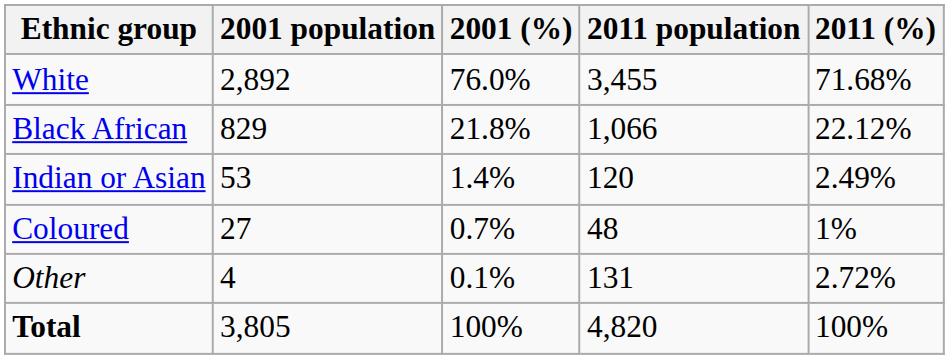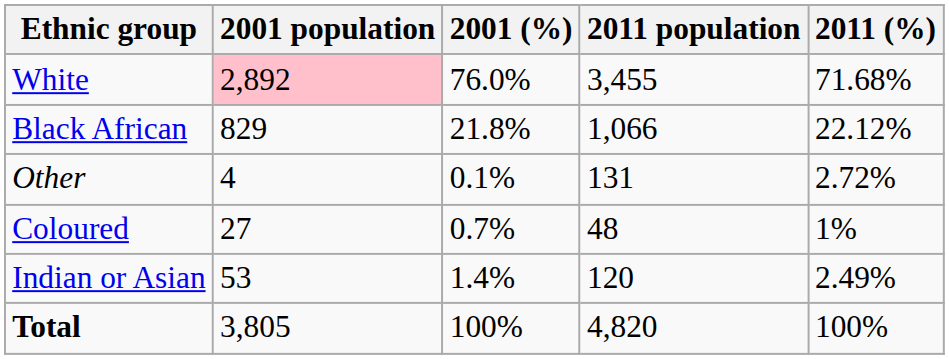(255, 79) no background -> (255, 79) pink background
rows swapped: (109, 178) <-> (49, 278)
